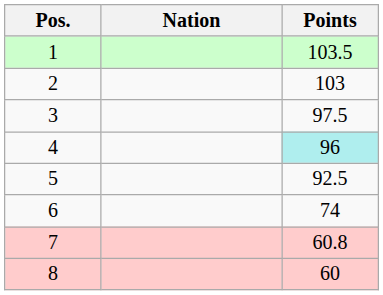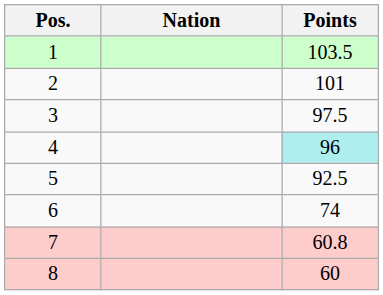(330, 83) 103 -> (330, 83) 101
